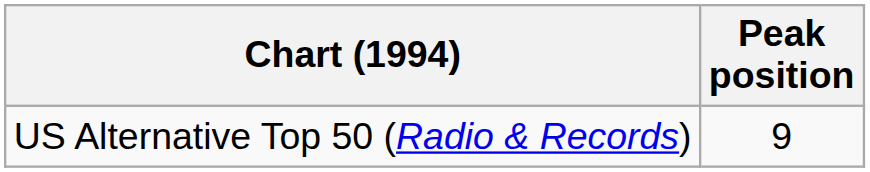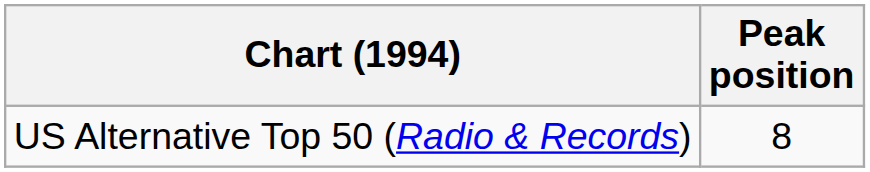(782, 135) 9 -> (782, 135) 8
